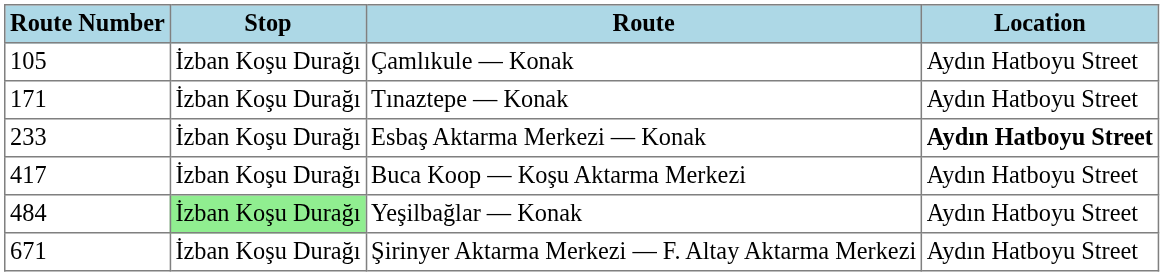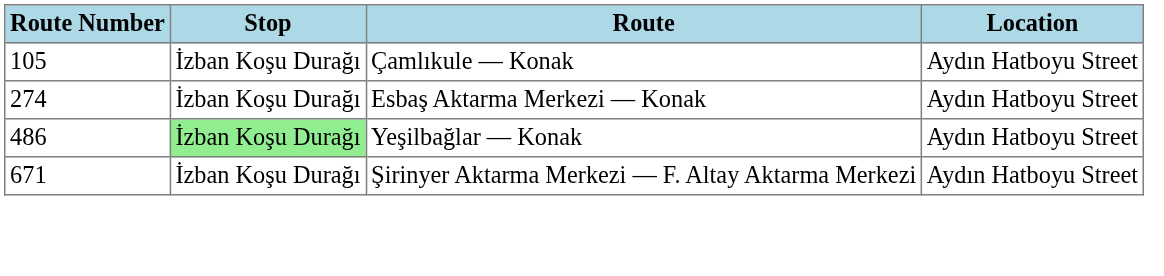- row: (470, 99)
(28, 137) 233 -> (28, 99) 274
(1040, 137) bold -> (1032, 99) normal
- row: (559, 175)
(28, 213) 484 -> (28, 137) 486
